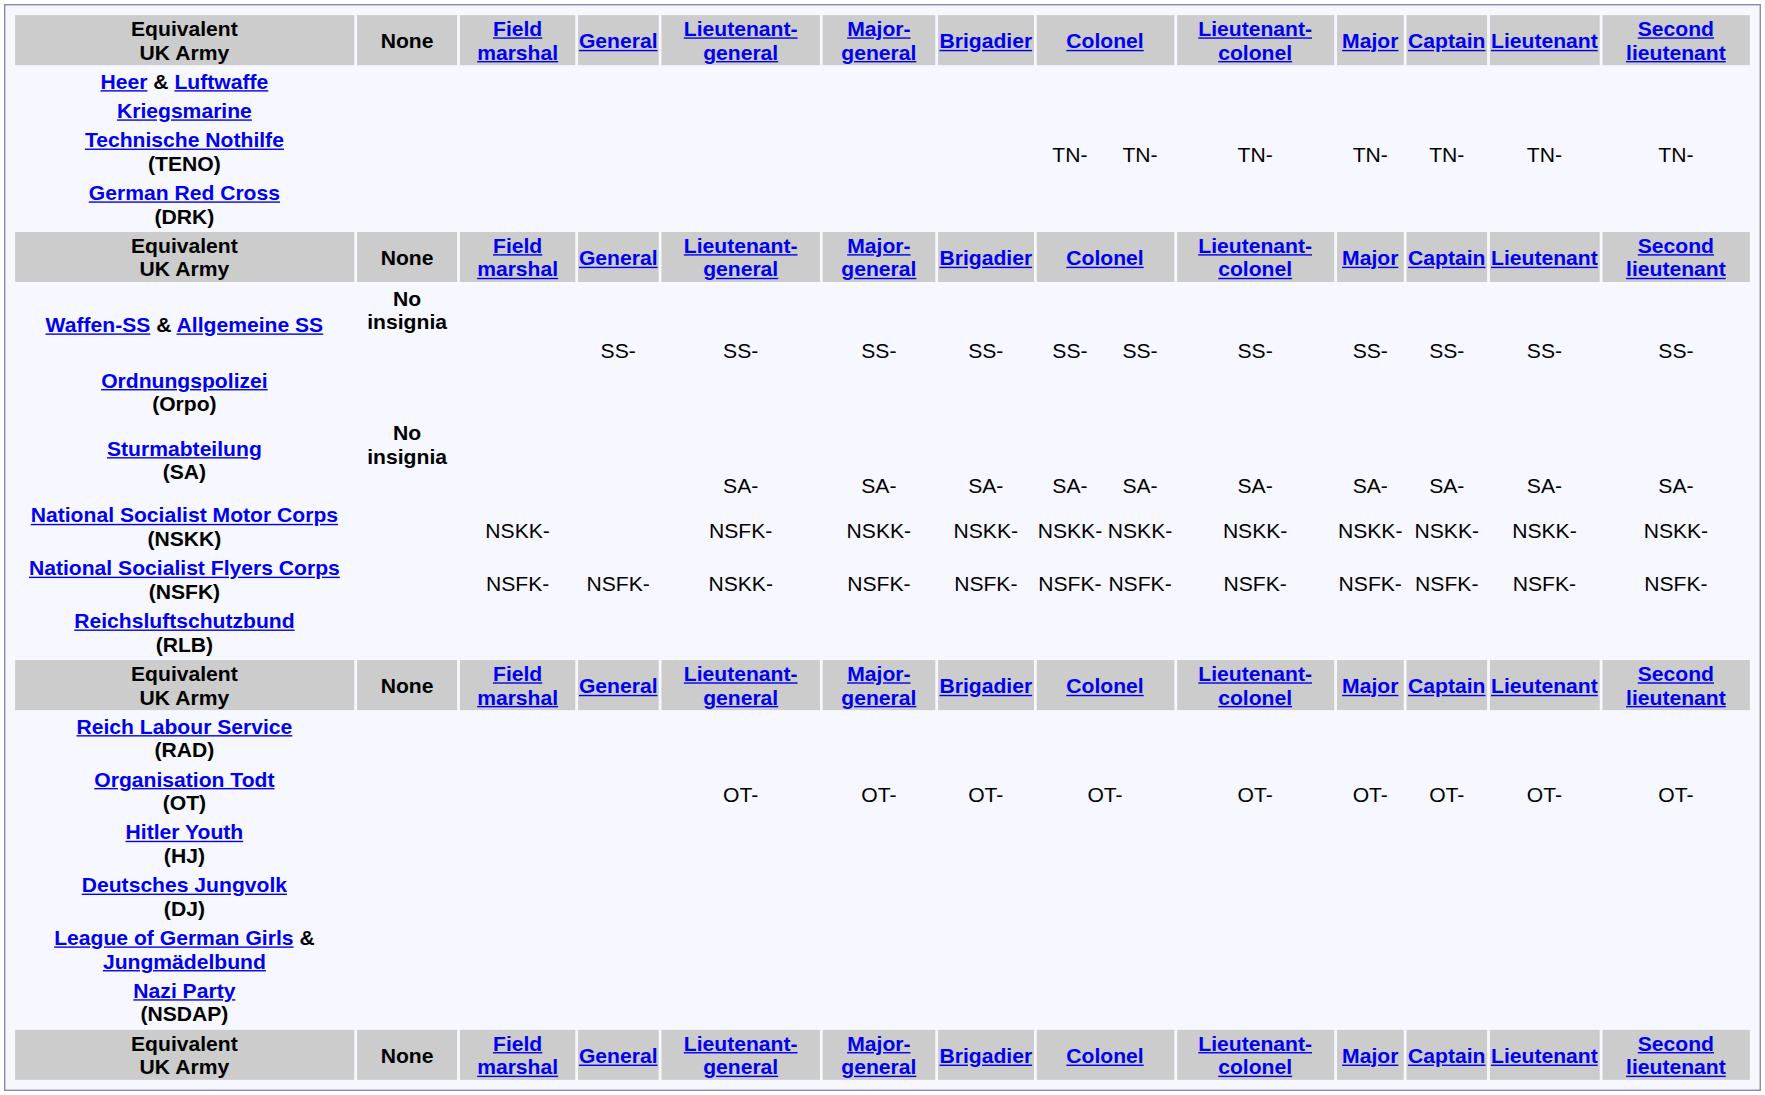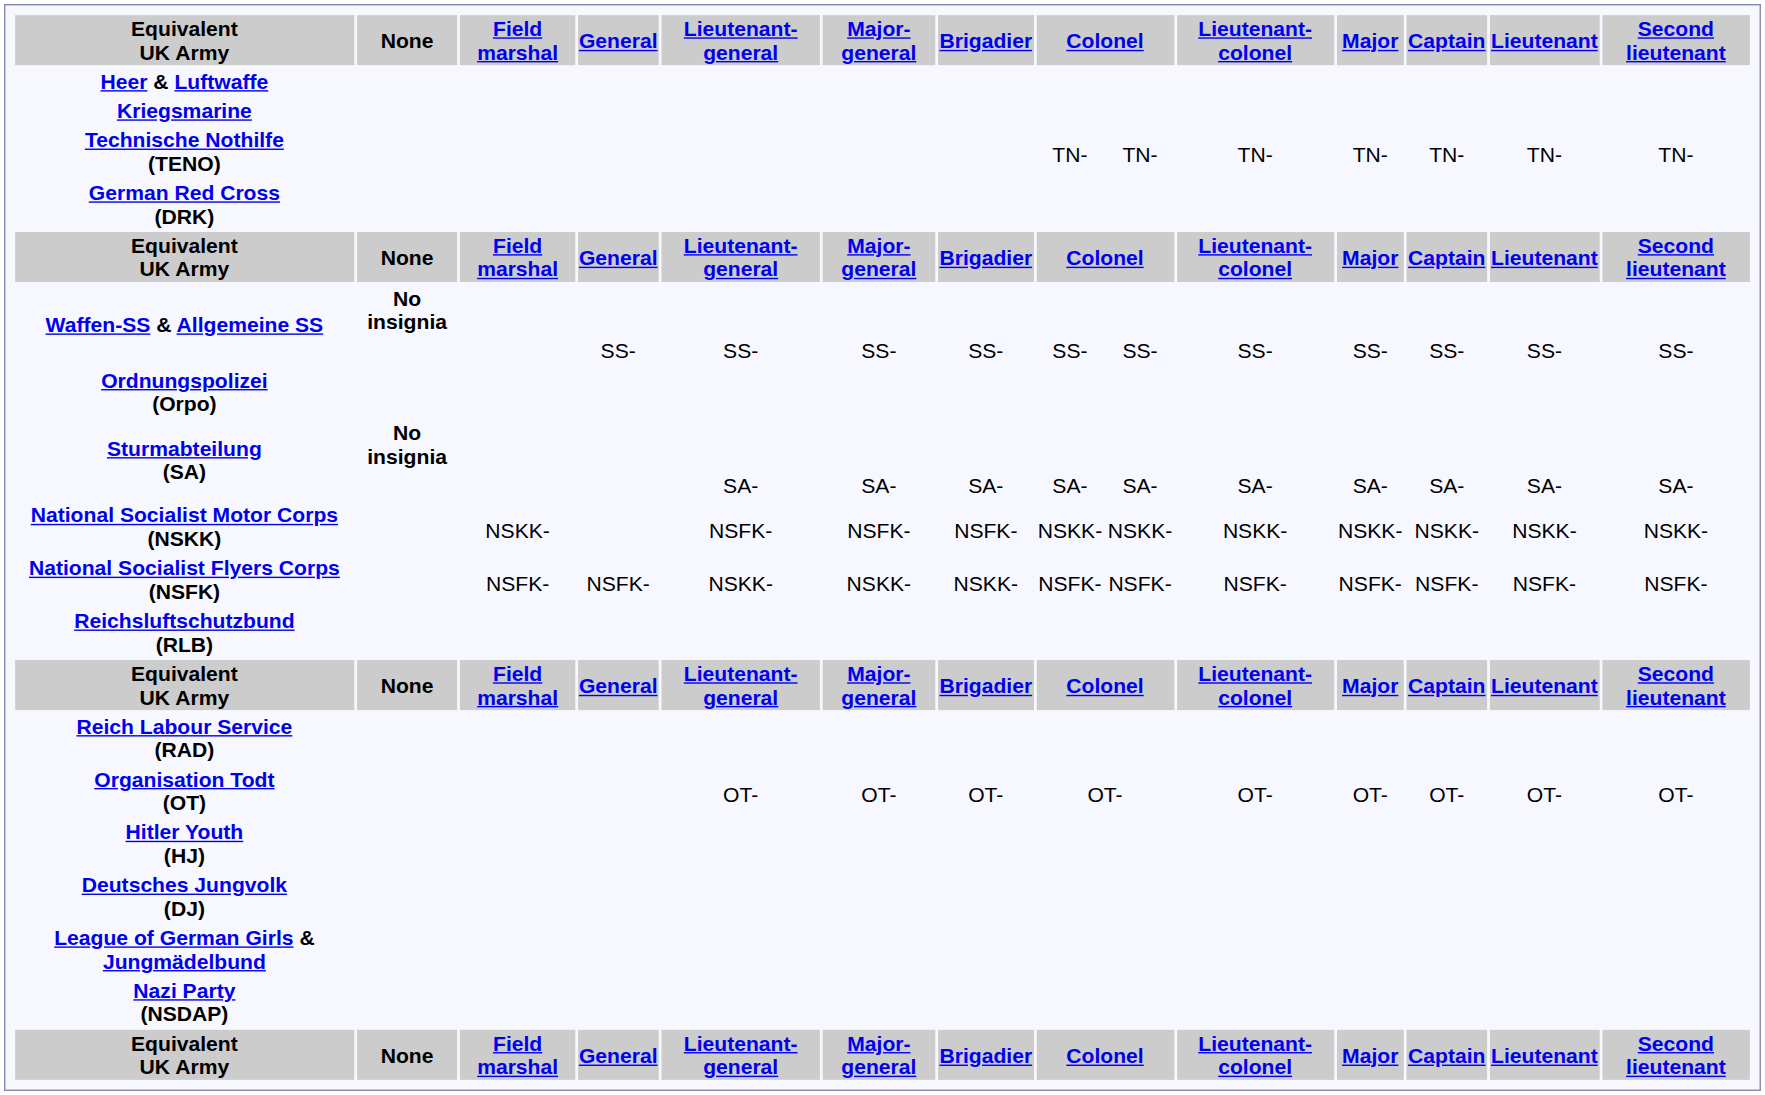(879, 530) NSKK- -> (879, 530) NSFK-
(986, 530) NSKK- -> (986, 530) NSFK-
(879, 583) NSFK- -> (879, 583) NSKK-
(986, 583) NSFK- -> (986, 583) NSKK-
